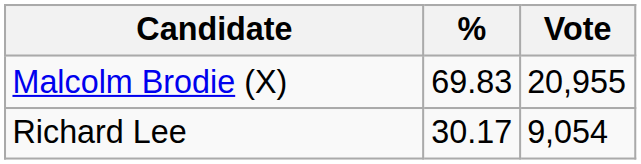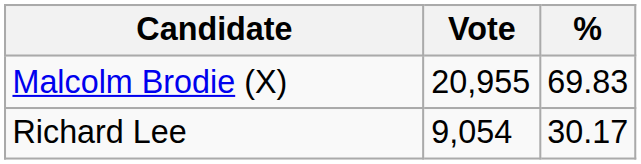columns swapped: (578, 30) <-> (472, 30)
